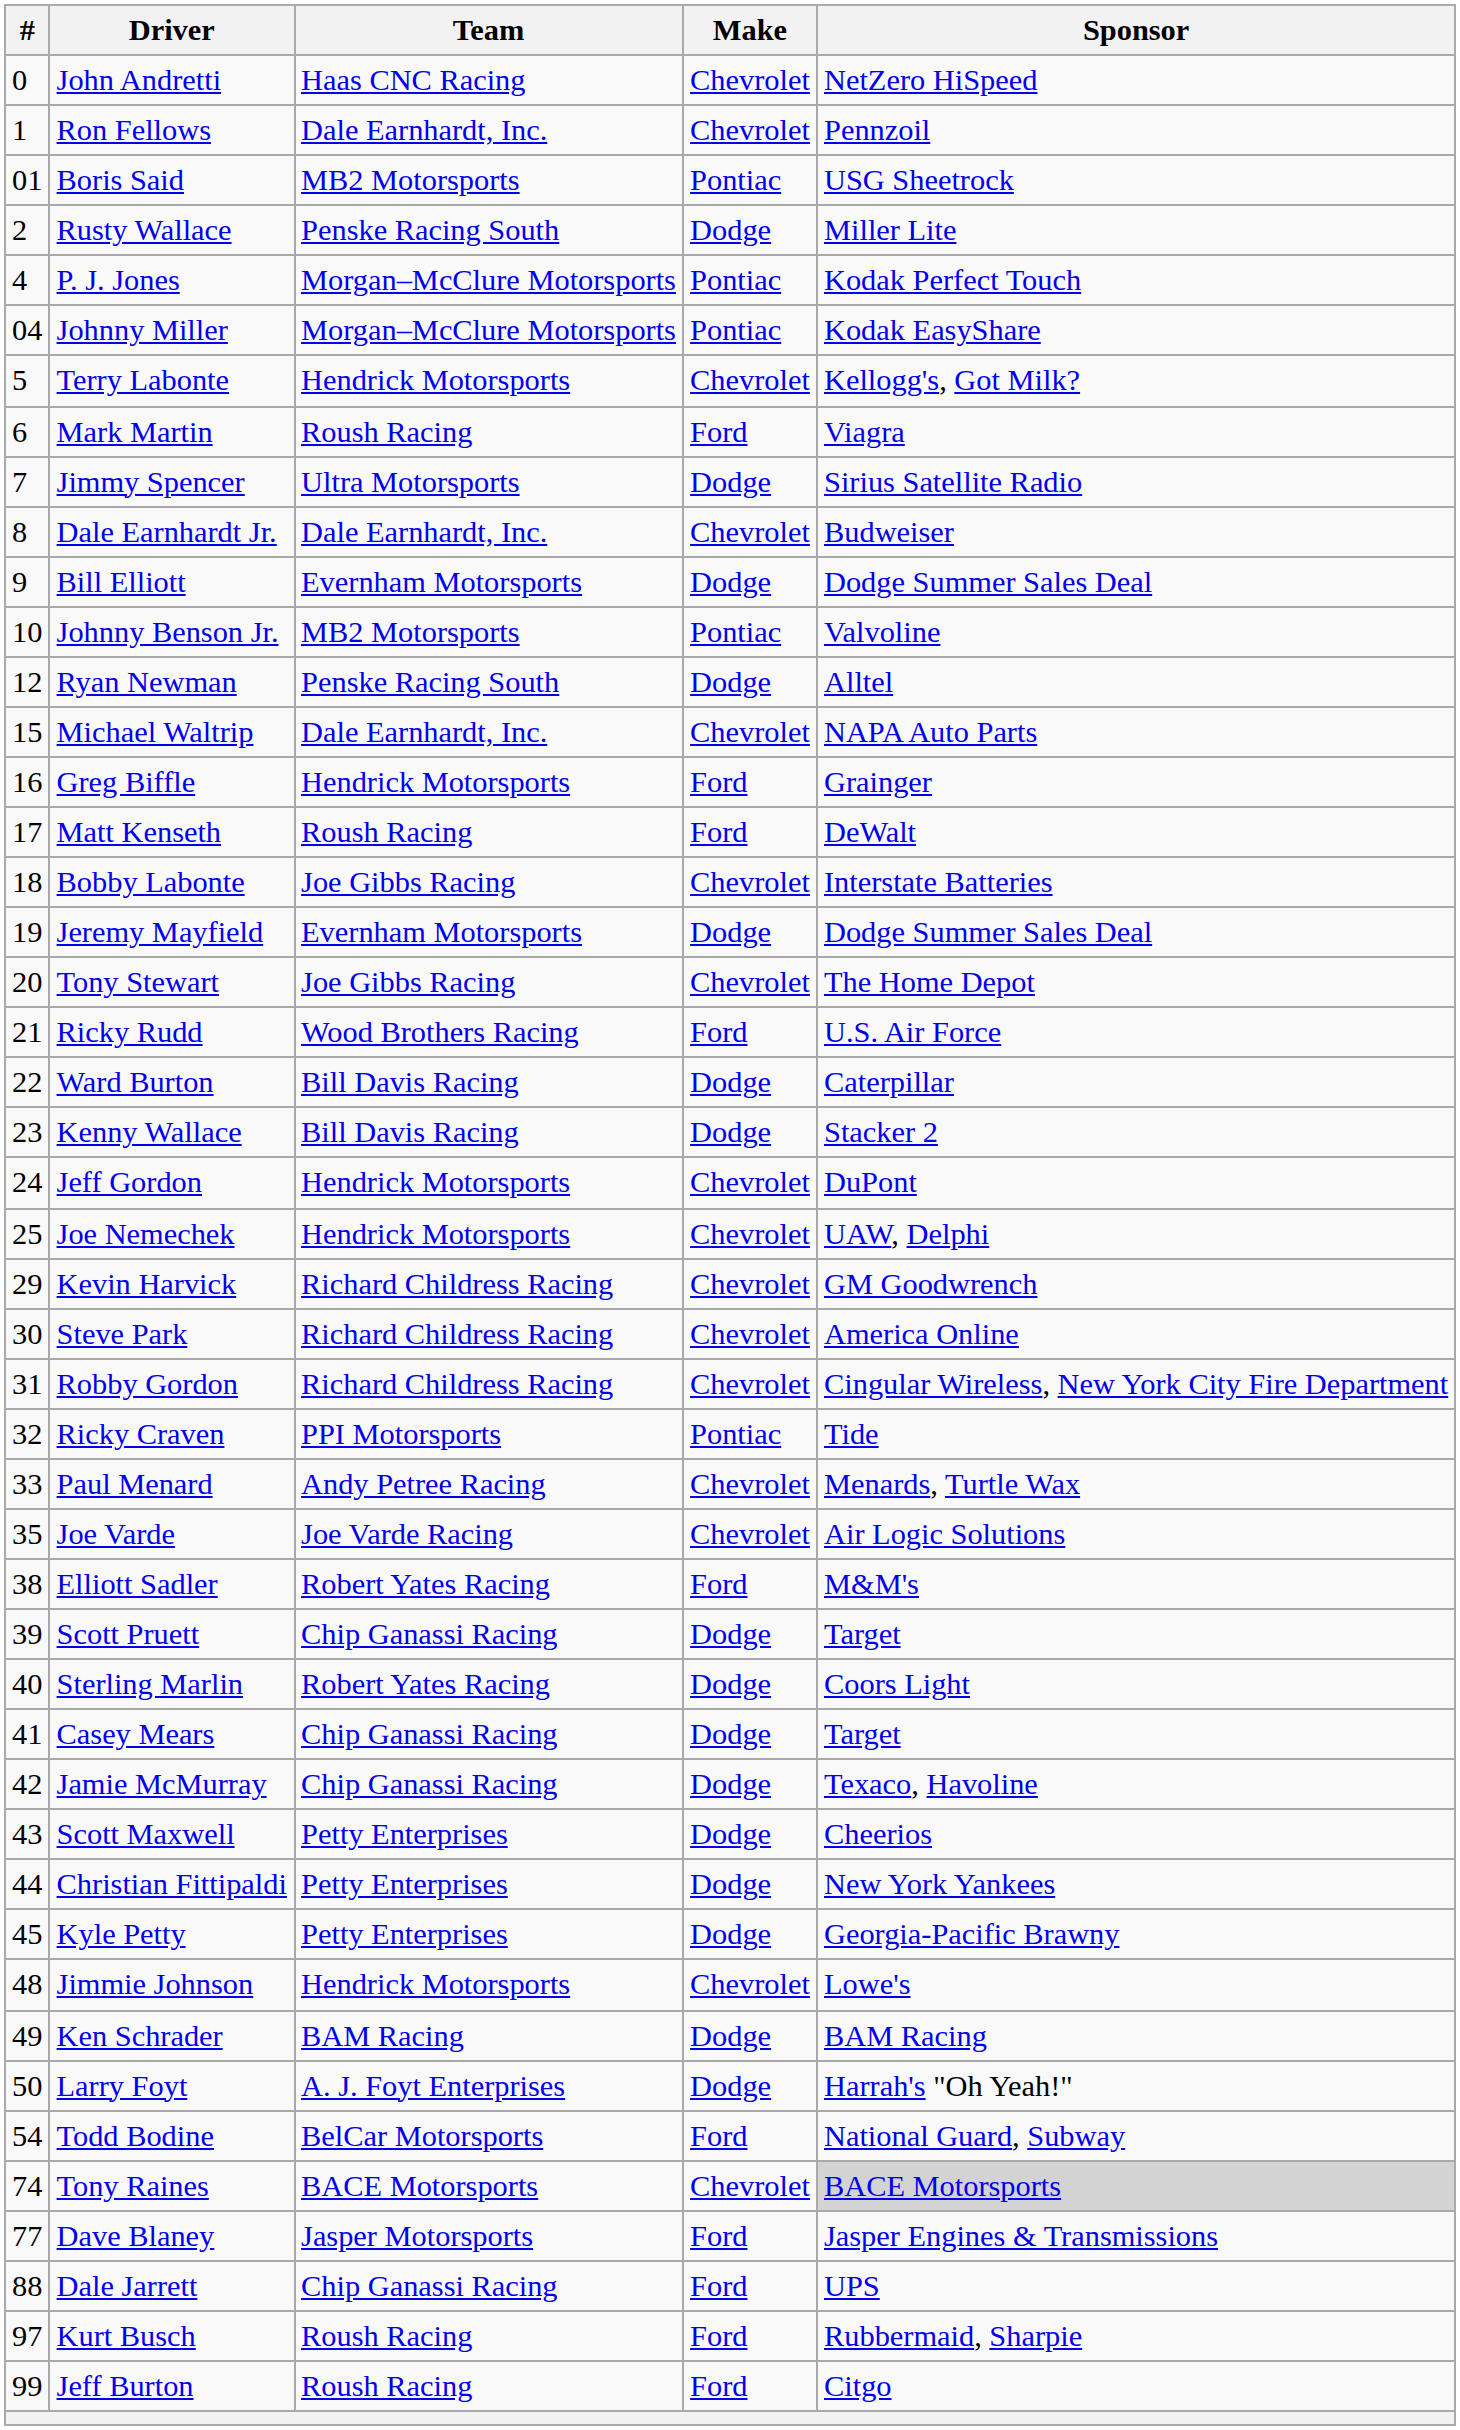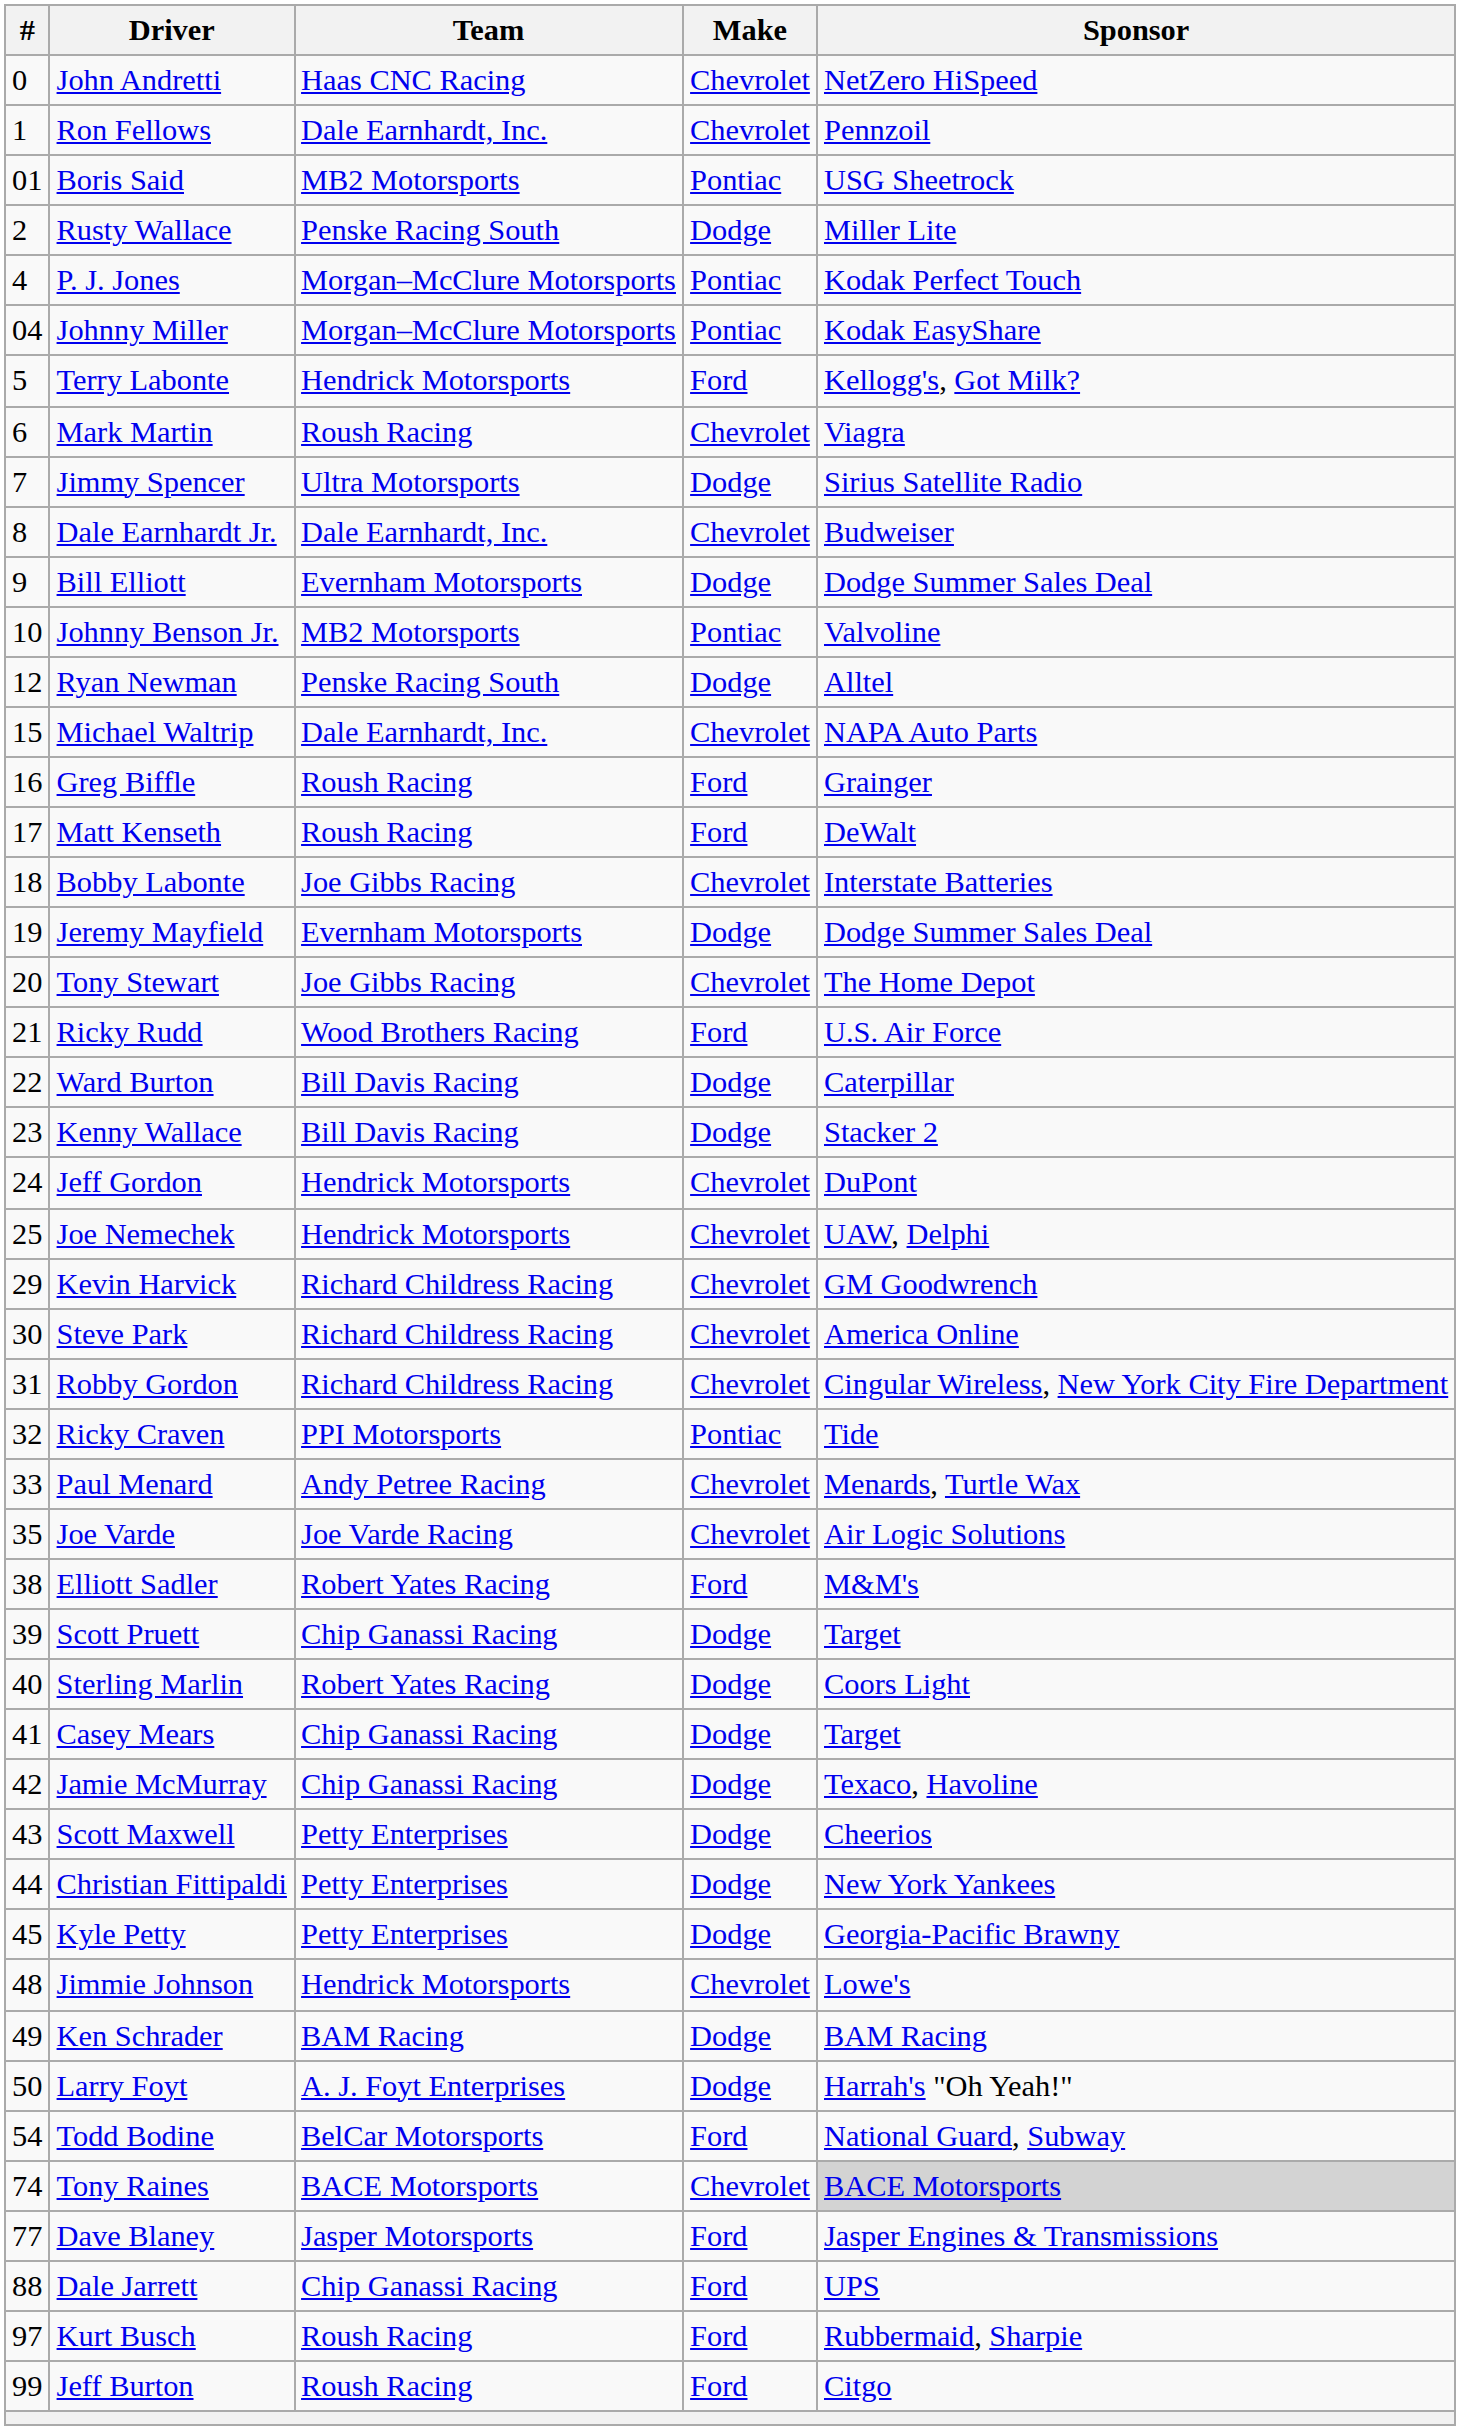(750, 380) Chevrolet -> (719, 380) Ford
(719, 430) Ford -> (750, 430) Chevrolet
(436, 781) Hendrick Motorsports -> (387, 781) Roush Racing
